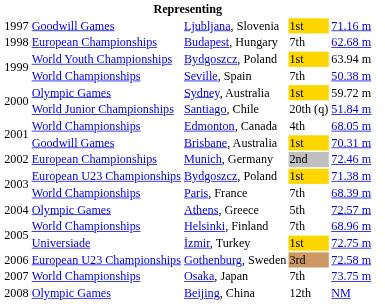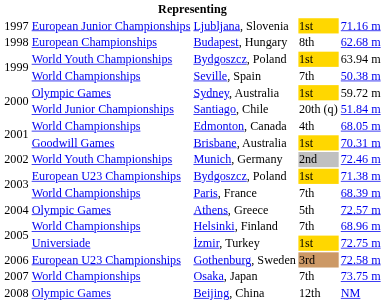(73, 25) Goodwill Games -> (111, 25) European Junior Championships
(297, 42) 7th -> (307, 42) 8th
(94, 159) European Championships -> (102, 159) World Youth Championships
